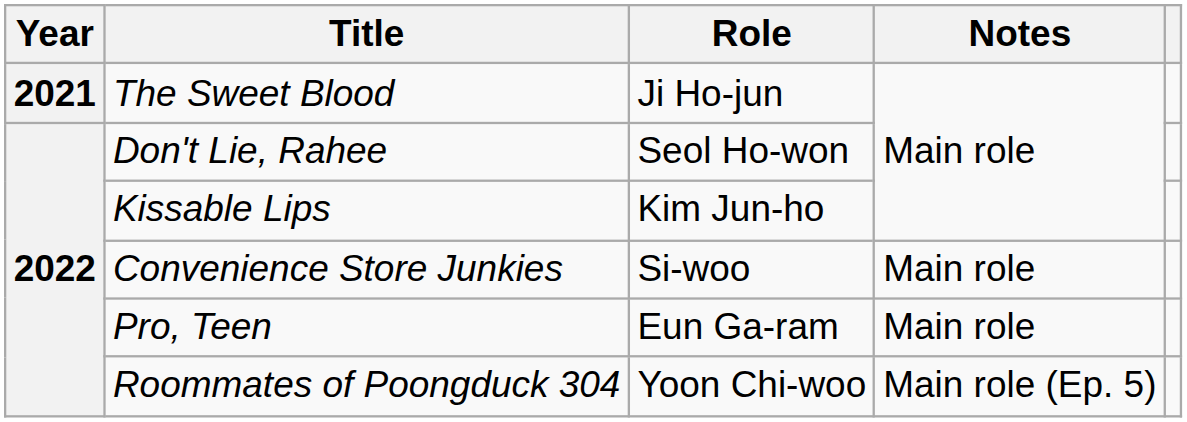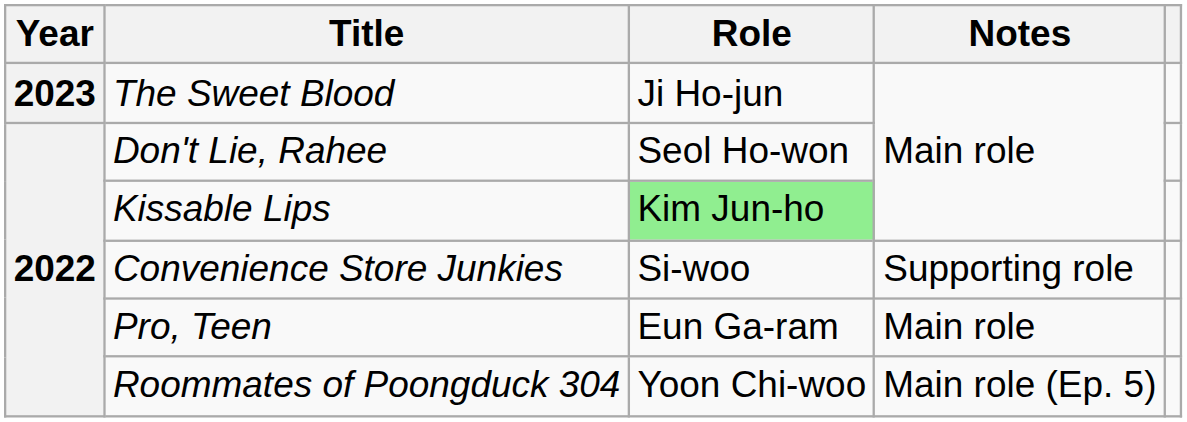(55, 92) 2021 -> (55, 92) 2023
(731, 209) no background -> (731, 209) lightgreen background
(959, 268) Main role -> (1009, 268) Supporting role
